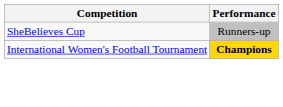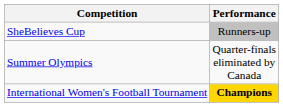+ row: (50, 62)
